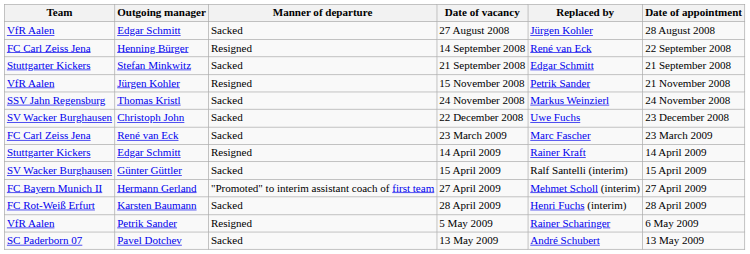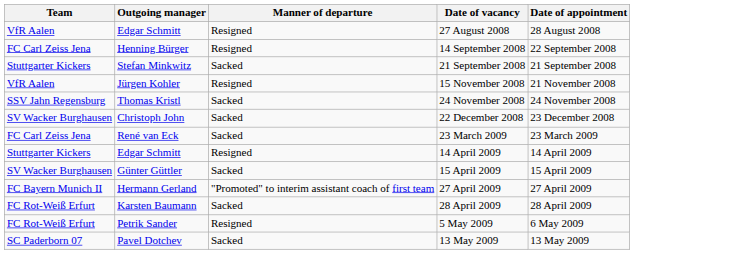- column: (585, 13)
(227, 30) Sacked -> (231, 30) Resigned
(31, 223) VfR Aalen -> (51, 223) FC Rot-Weiß Erfurt
